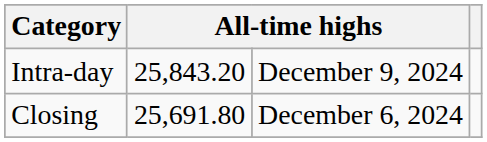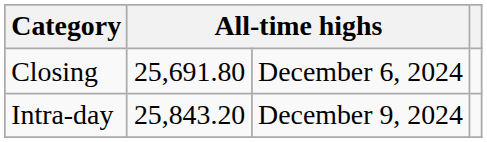rows swapped: (55, 114) <-> (62, 70)
